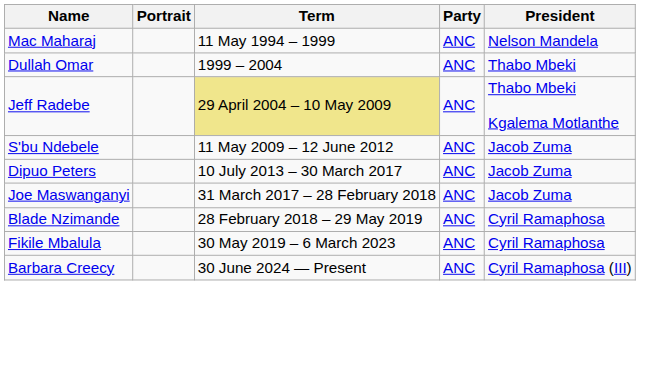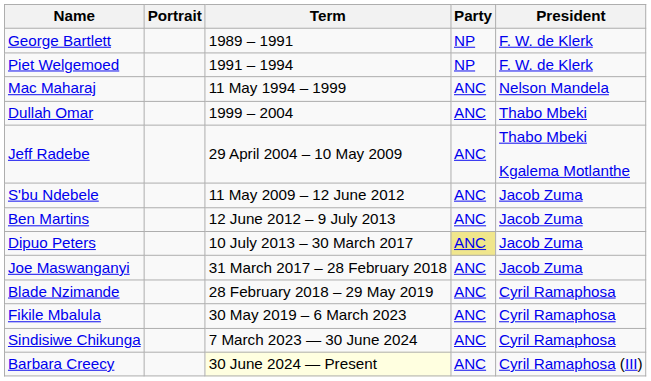+ row: (60, 40)
+ row: (64, 64)
(294, 105) khaki background -> (305, 154) no background
+ row: (49, 219)
(459, 171) no background -> (470, 243) khaki background
+ row: (74, 340)
(282, 267) no background -> (293, 364) lightyellow background
